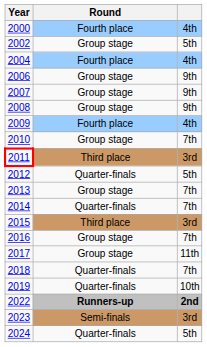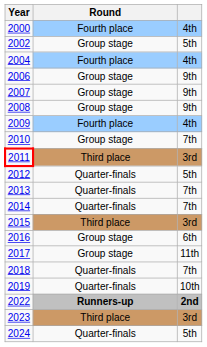(105, 191) Group stage -> (105, 191) Quarter-finals
(190, 238) 7th -> (190, 238) 6th
(105, 318) Semi-finals -> (105, 318) Third place
